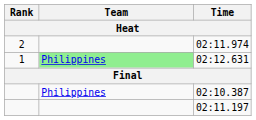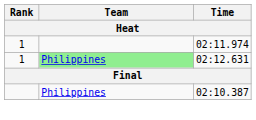(22, 44) 2 -> (22, 44) 1
- row: (222, 108)
